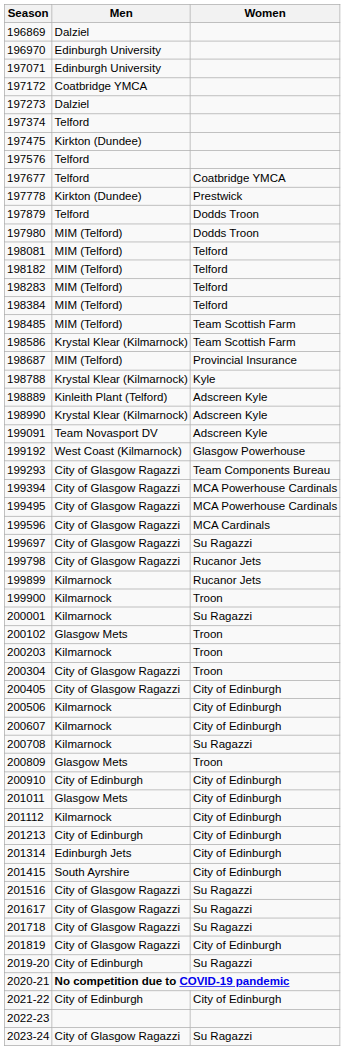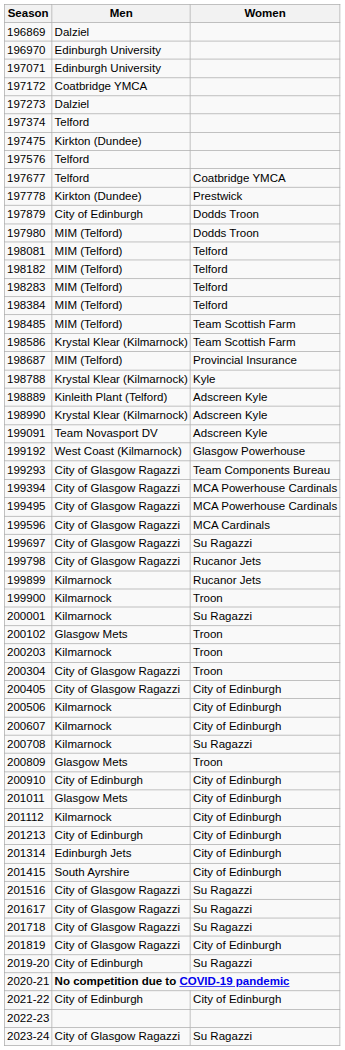(72, 214) Telford -> (99, 214) City of Edinburgh
